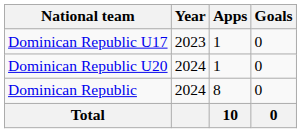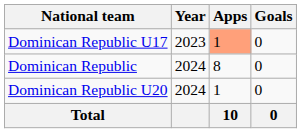(217, 41) no background -> (217, 41) lightsalmon background
rows swapped: (88, 66) <-> (72, 90)
